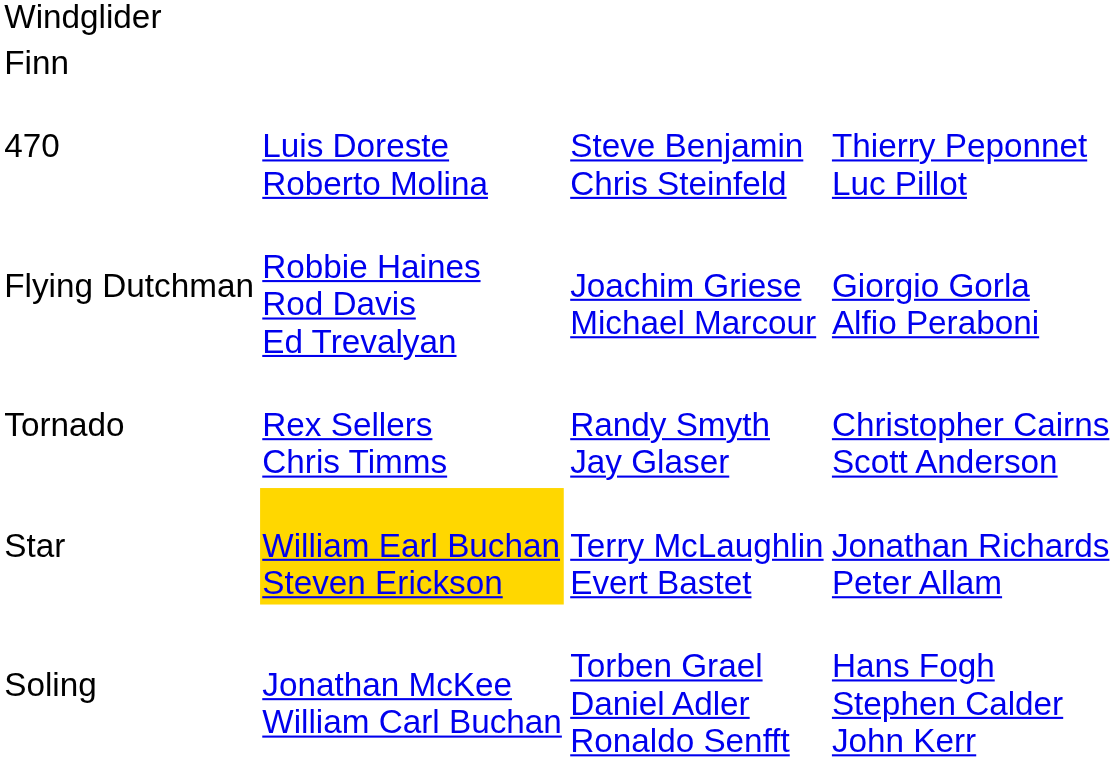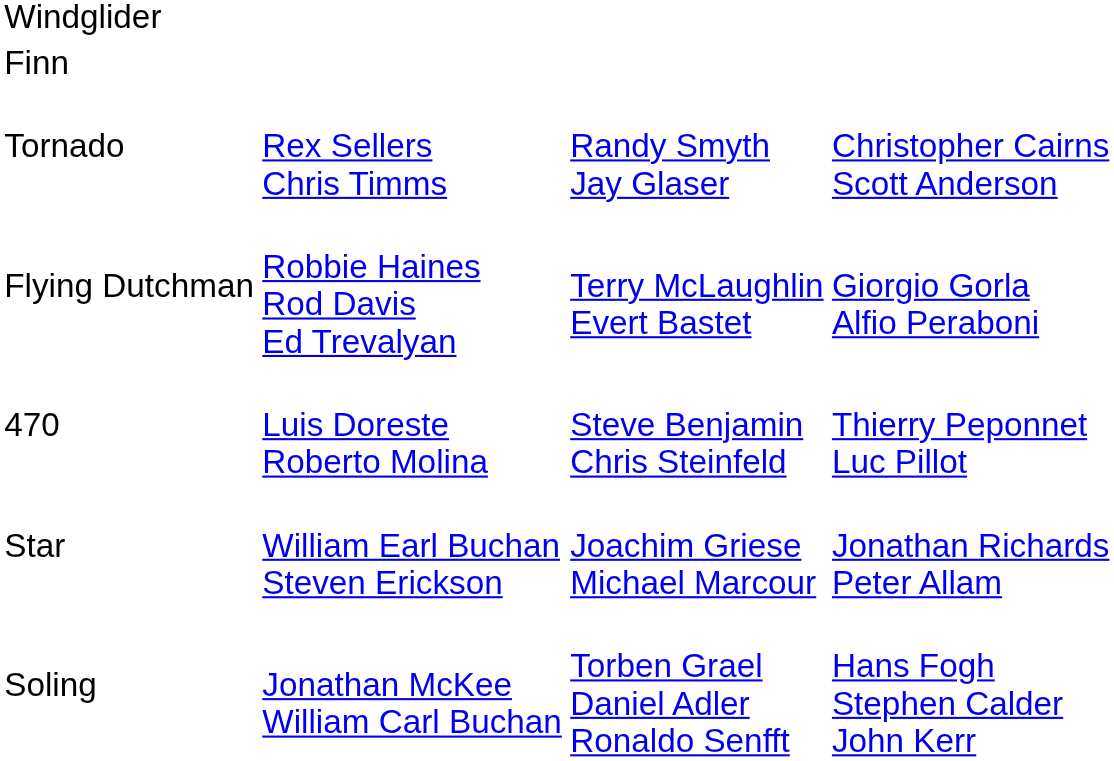rows swapped: (32, 146) <-> (64, 425)
(693, 304) Joachim Griese Michael Marcour -> (697, 304) Terry McLaughlin Evert Bastet
(411, 564) gold background -> (411, 564) no background
(697, 564) Terry McLaughlin Evert Bastet -> (693, 564) Joachim Griese Michael Marcour
